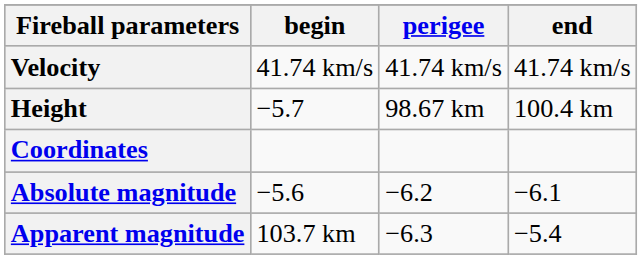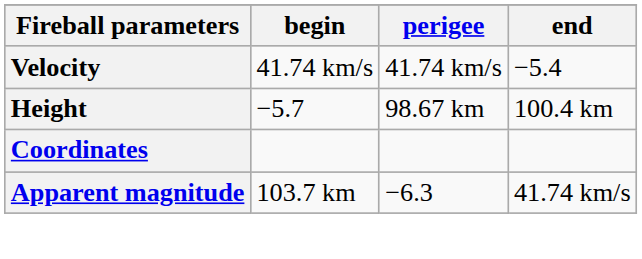(572, 66) 41.74 km/s -> (538, 66) −5.4
- row: (124, 191)
(538, 233) −5.4 -> (572, 191) 41.74 km/s
